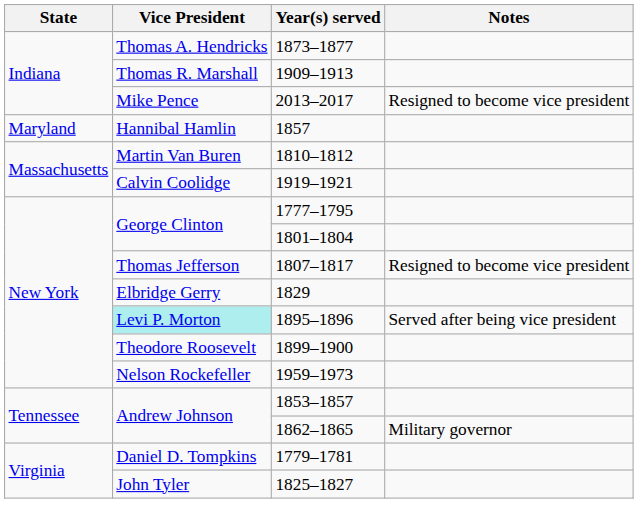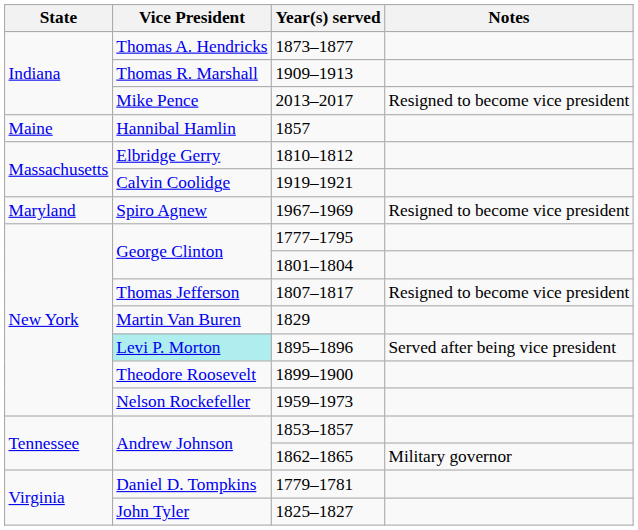(42, 127) Maryland -> (31, 127) Maine
(179, 155) Martin Van Buren -> (168, 155) Elbridge Gerry
+ row: (314, 210)
(168, 292) Elbridge Gerry -> (179, 319) Martin Van Buren
